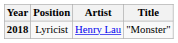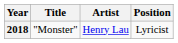columns swapped: (148, 13) <-> (52, 13)
